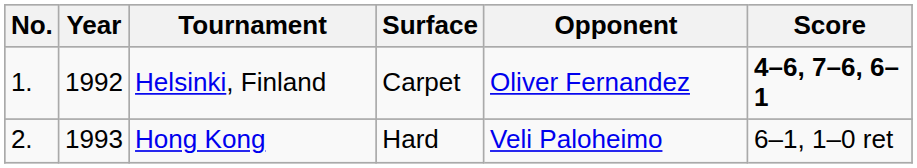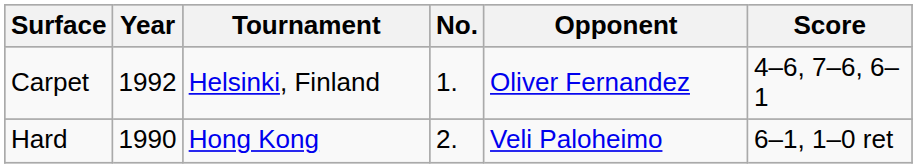columns swapped: (32, 25) <-> (430, 25)
(827, 82) bold -> (827, 82) normal
(94, 140) 1993 -> (148, 140) 1990
